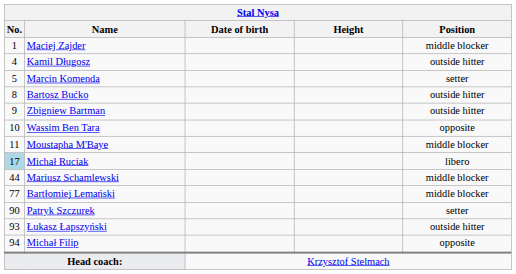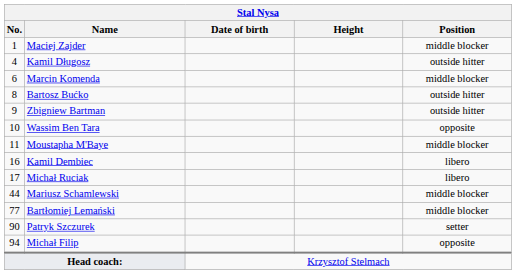(14, 78) 5 -> (14, 78) 6
(457, 78) setter -> (457, 78) middle blocker
+ row: (60, 161)
(14, 161) lightblue background -> (14, 177) no background
- row: (67, 227)
